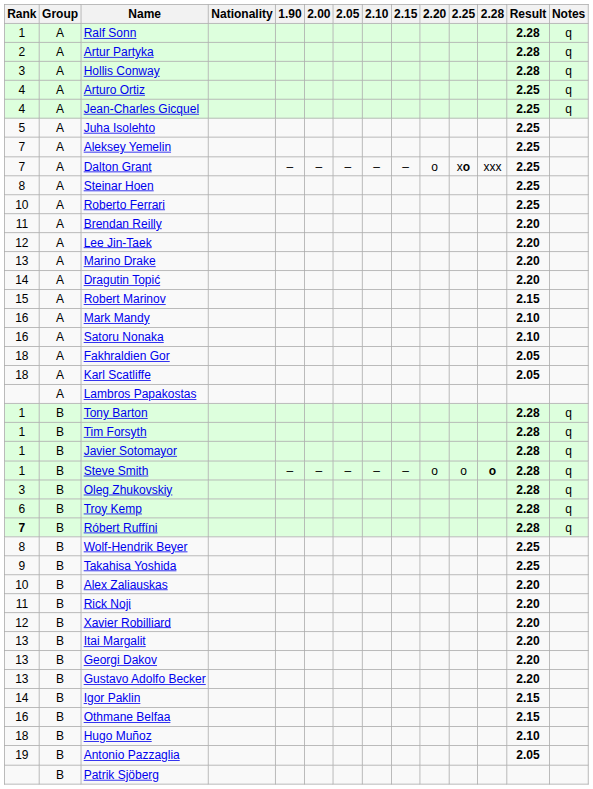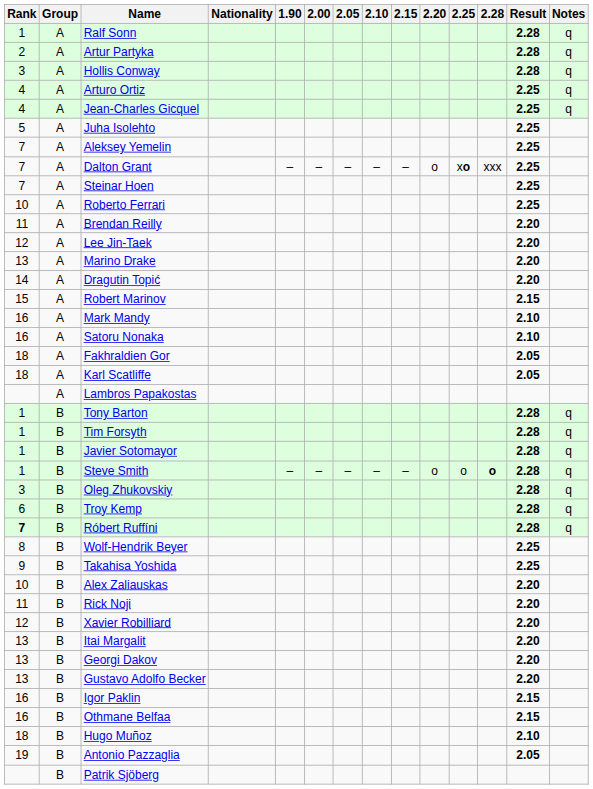(22, 185) 8 -> (22, 185) 7
(22, 698) 14 -> (22, 698) 16
